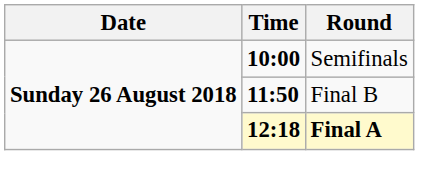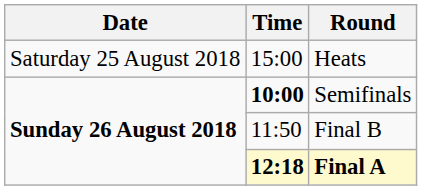+ row: (340, 58)
(273, 94) bold -> (276, 130) normal
